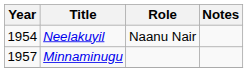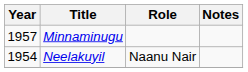rows swapped: (74, 36) <-> (83, 57)
